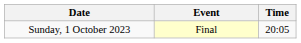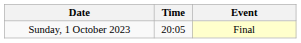columns swapped: (277, 12) <-> (206, 12)
